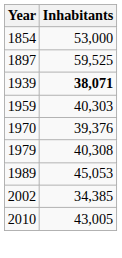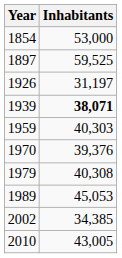+ row: (22, 83)
